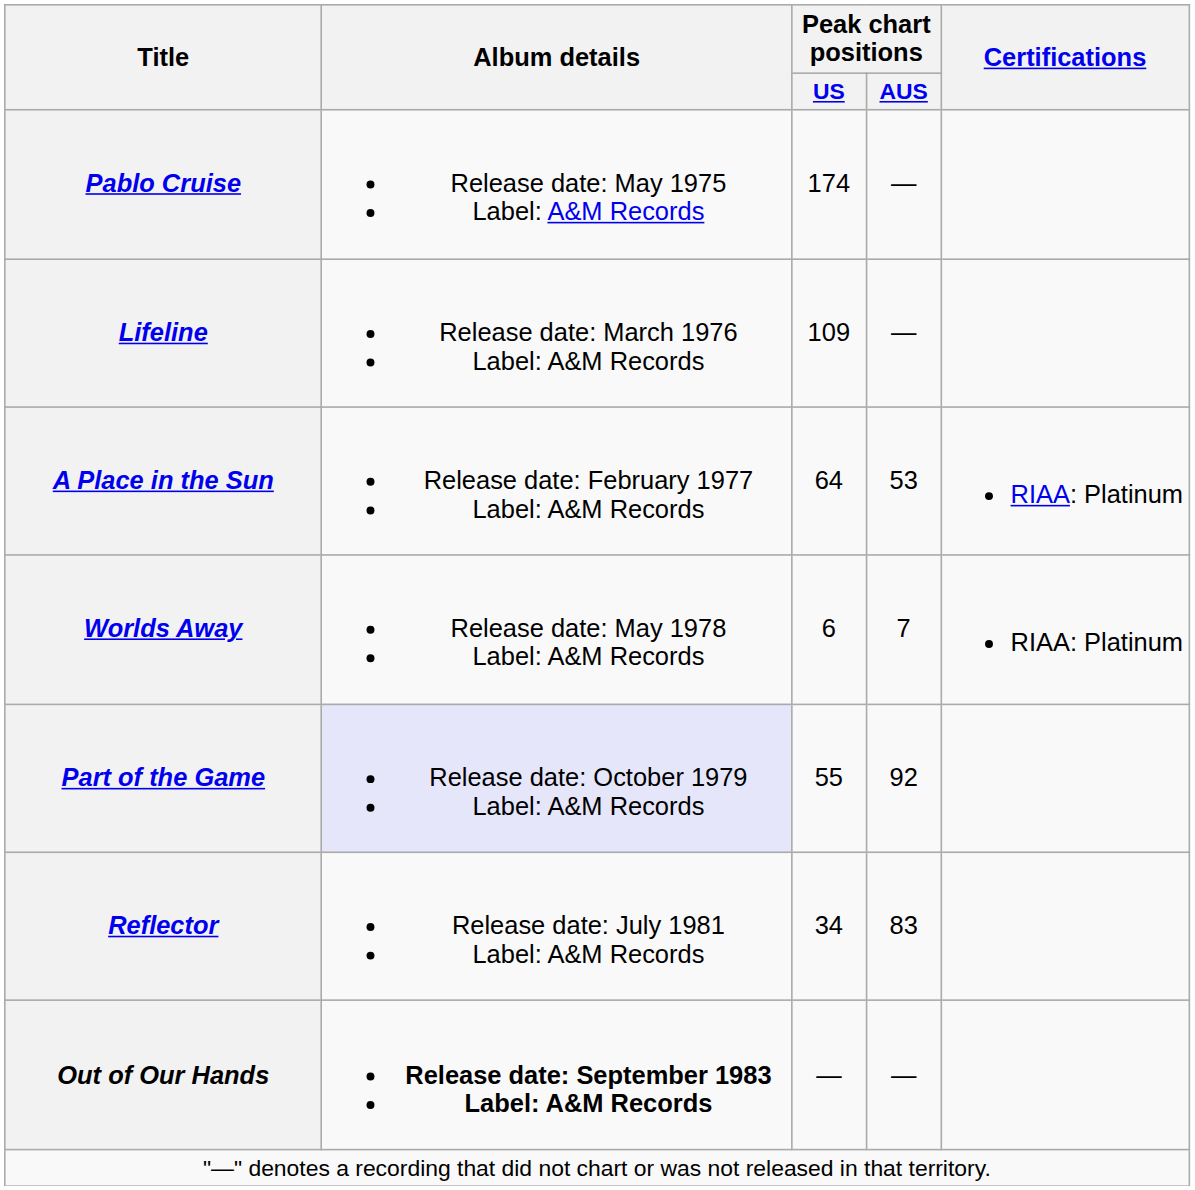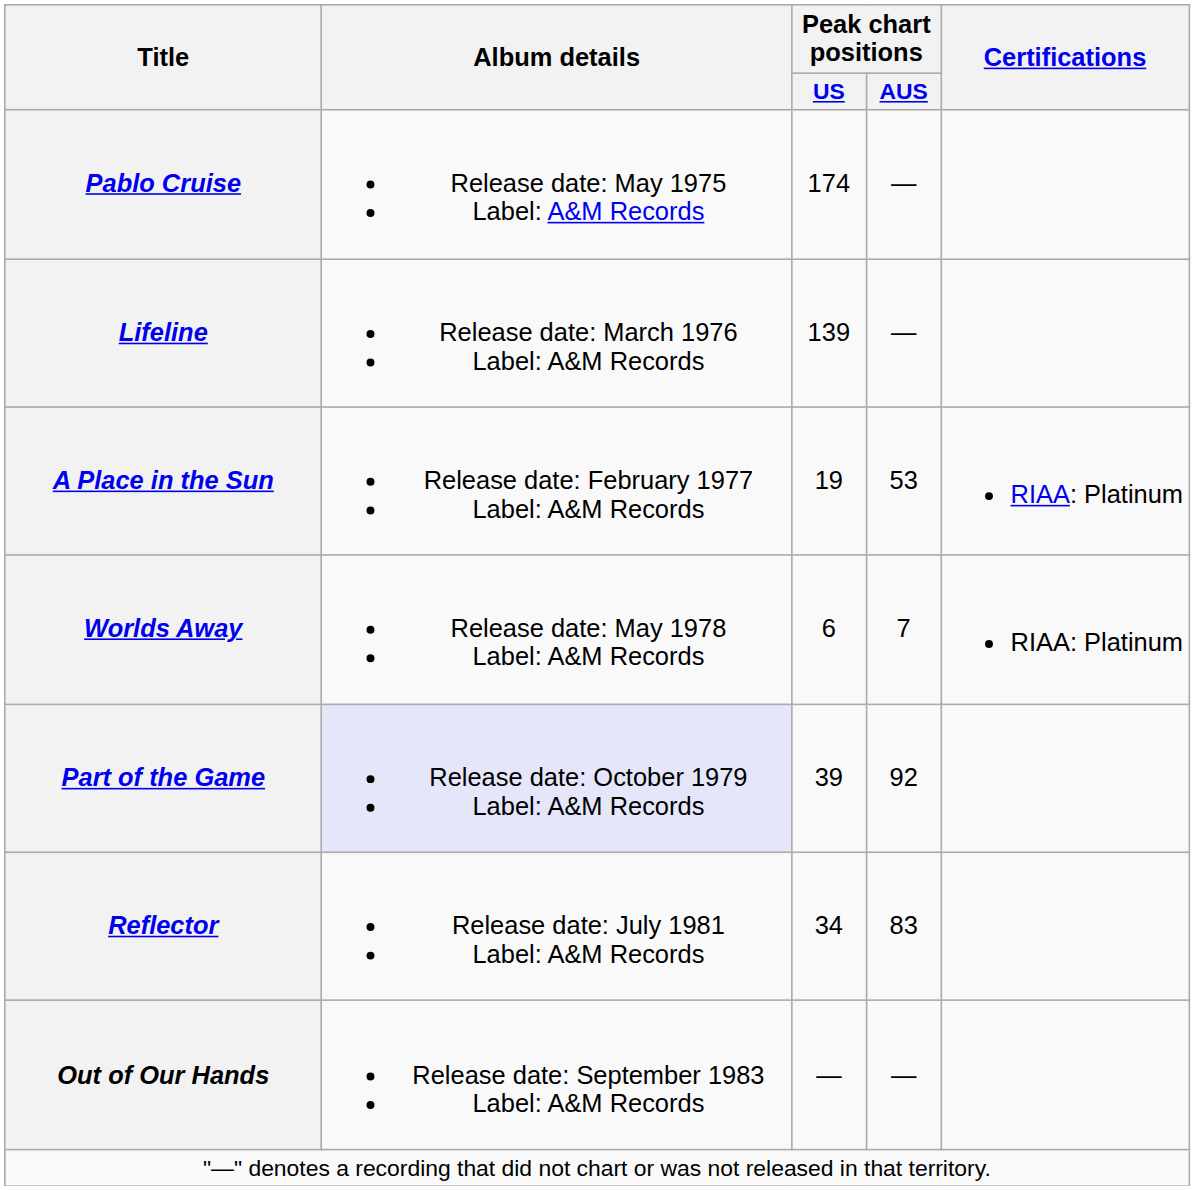(829, 332) 109 -> (829, 332) 139
(829, 480) 64 -> (829, 480) 19
(829, 777) 55 -> (829, 777) 39
(557, 1089) bold -> (557, 1089) normal
